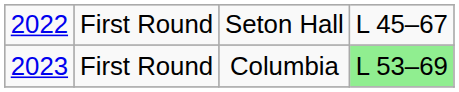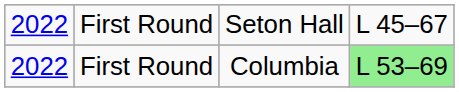(39, 65) 2023 -> (39, 65) 2022
